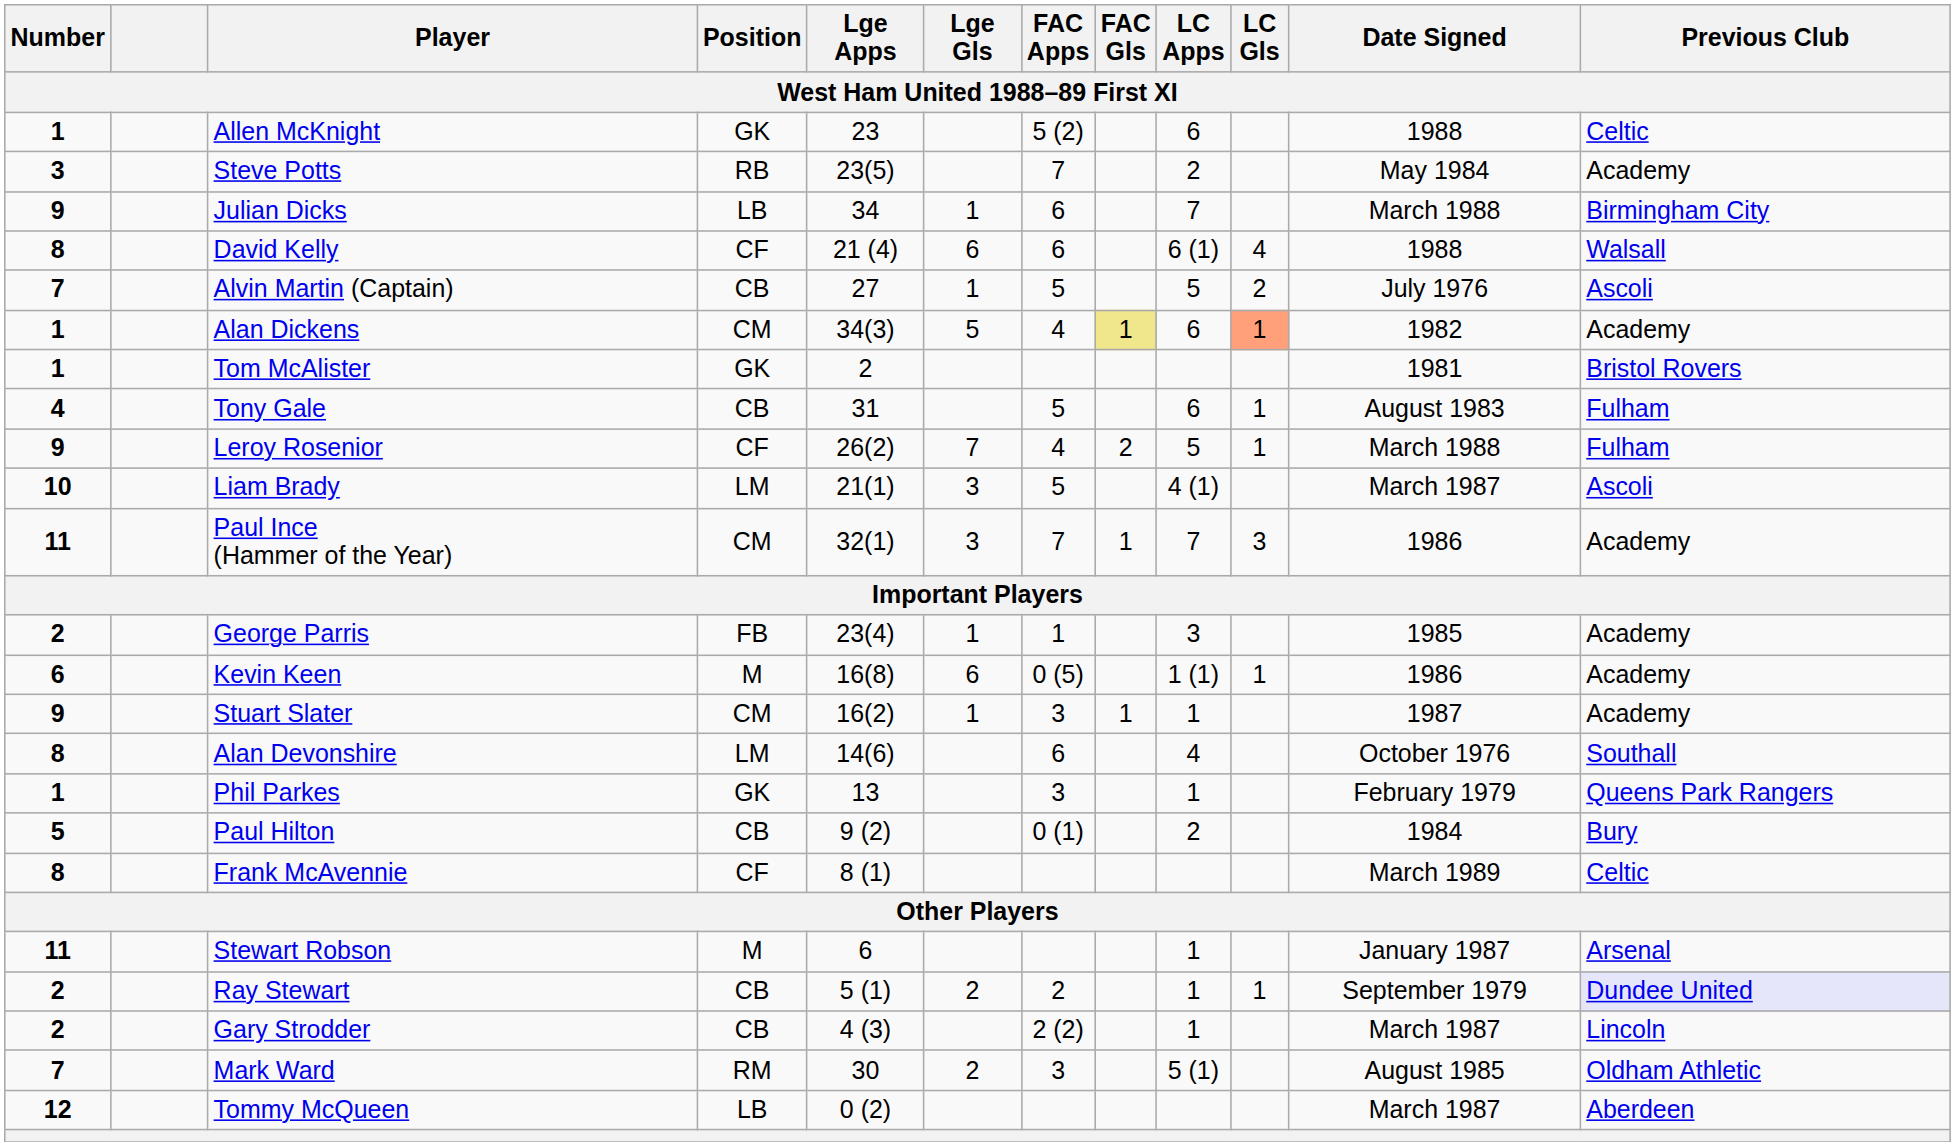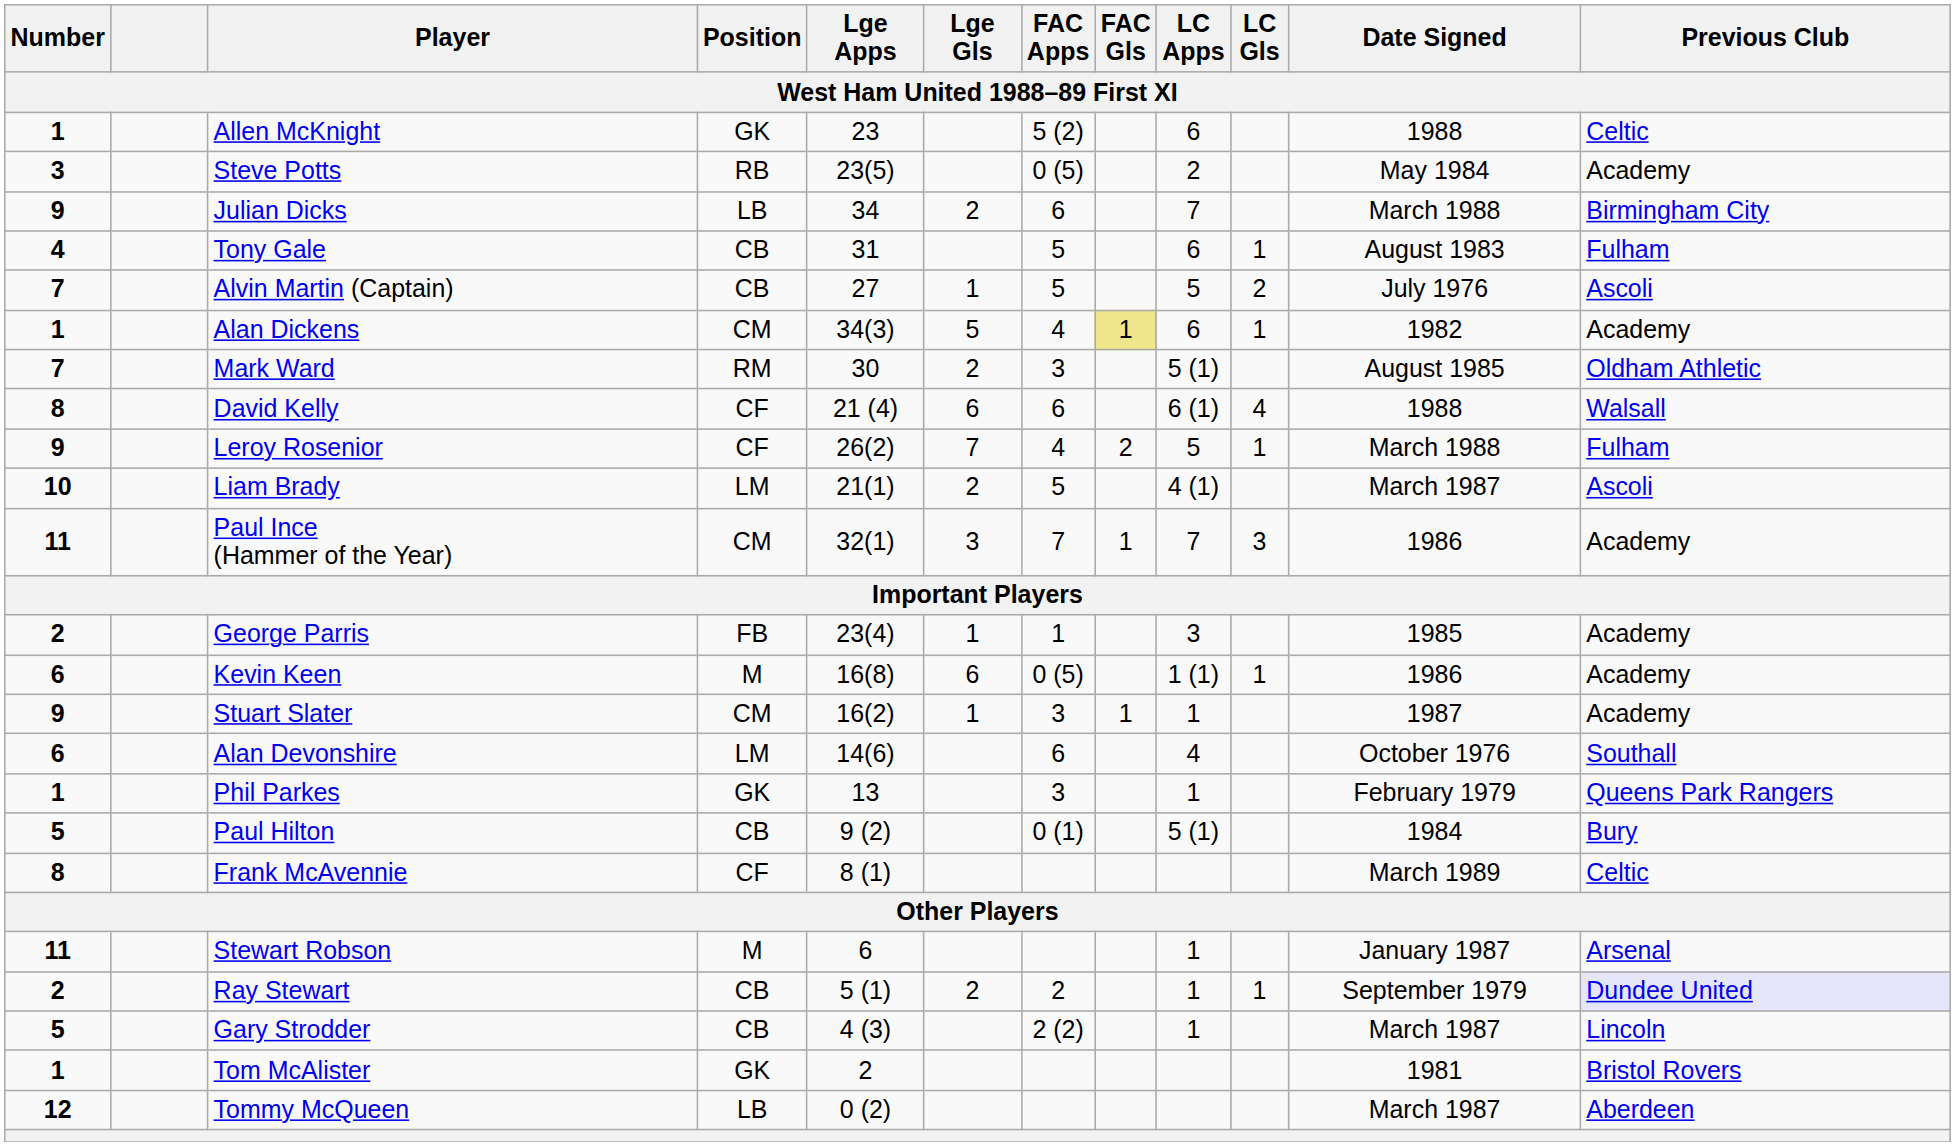(1058, 171) 7 -> (1058, 171) 0 (5)
(972, 210) 1 -> (972, 210) 2
rows swapped: (270, 408) <-> (276, 250)
(1260, 329) lightsalmon background -> (1260, 329) no background
rows swapped: (274, 1070) <-> (292, 369)
(972, 487) 3 -> (972, 487) 2
(58, 753) 8 -> (58, 753) 6
(1193, 832) 2 -> (1193, 832) 5 (1)
(58, 1030) 2 -> (58, 1030) 5
